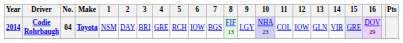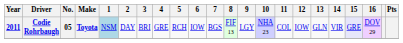(13, 27) 2014 -> (13, 27) 2011
(68, 27) 04 -> (68, 27) 05
(109, 27) no background -> (109, 27) lightblue background
